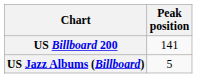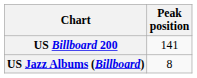(169, 63) 5 -> (169, 63) 8
